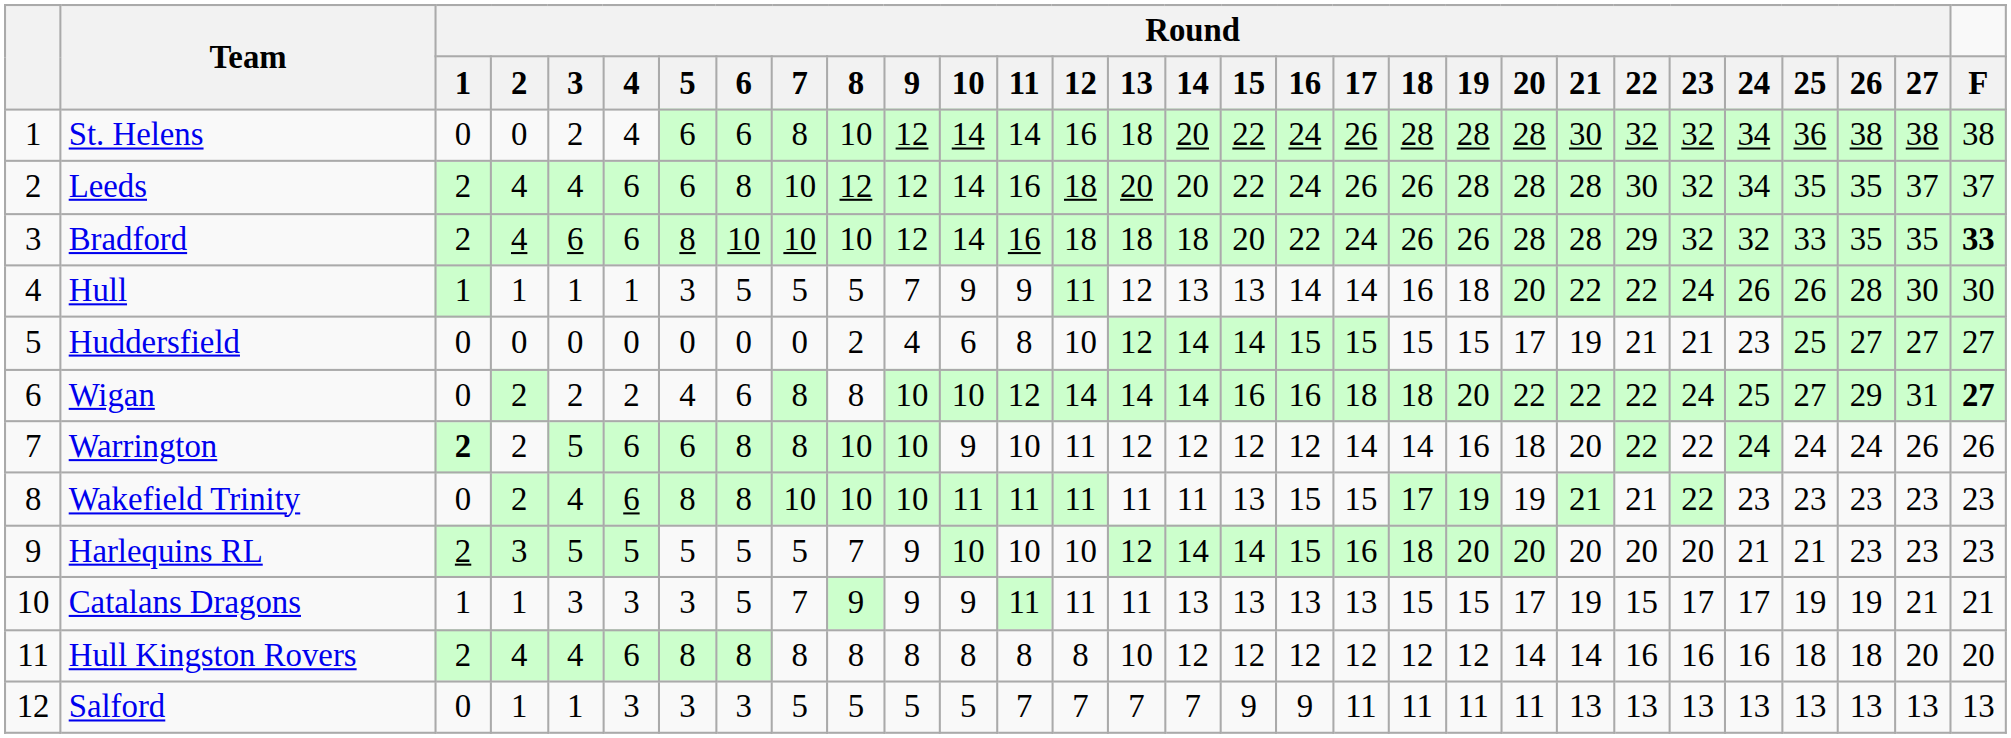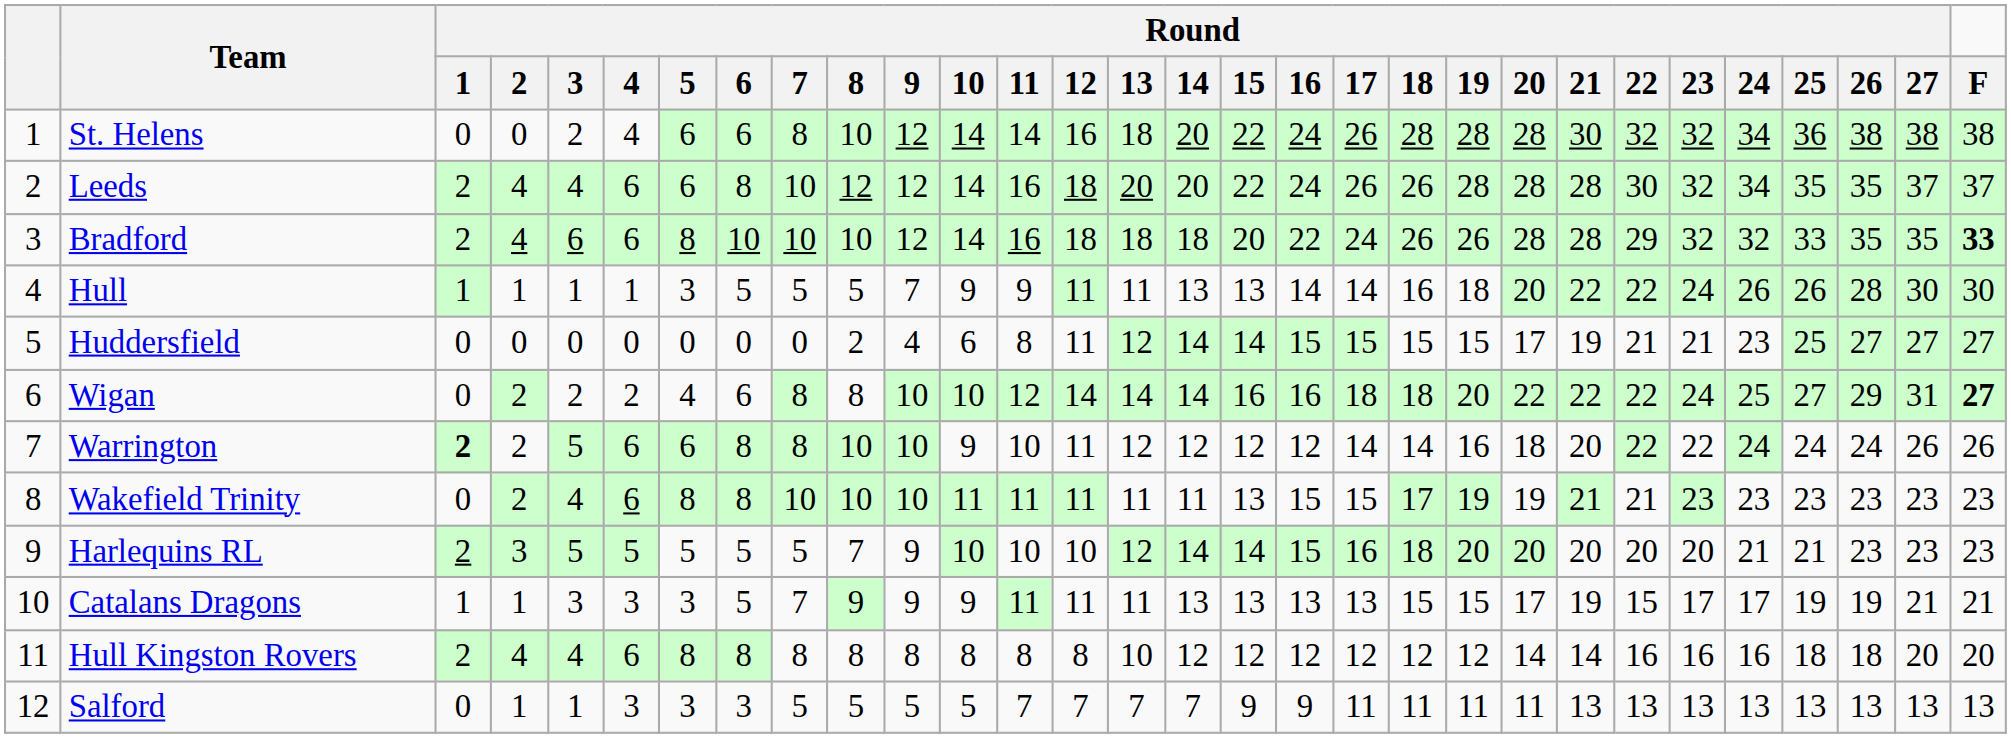(1136, 290) 12 -> (1136, 290) 11
(1080, 342) 10 -> (1080, 342) 11
(1698, 498) 22 -> (1698, 498) 23
